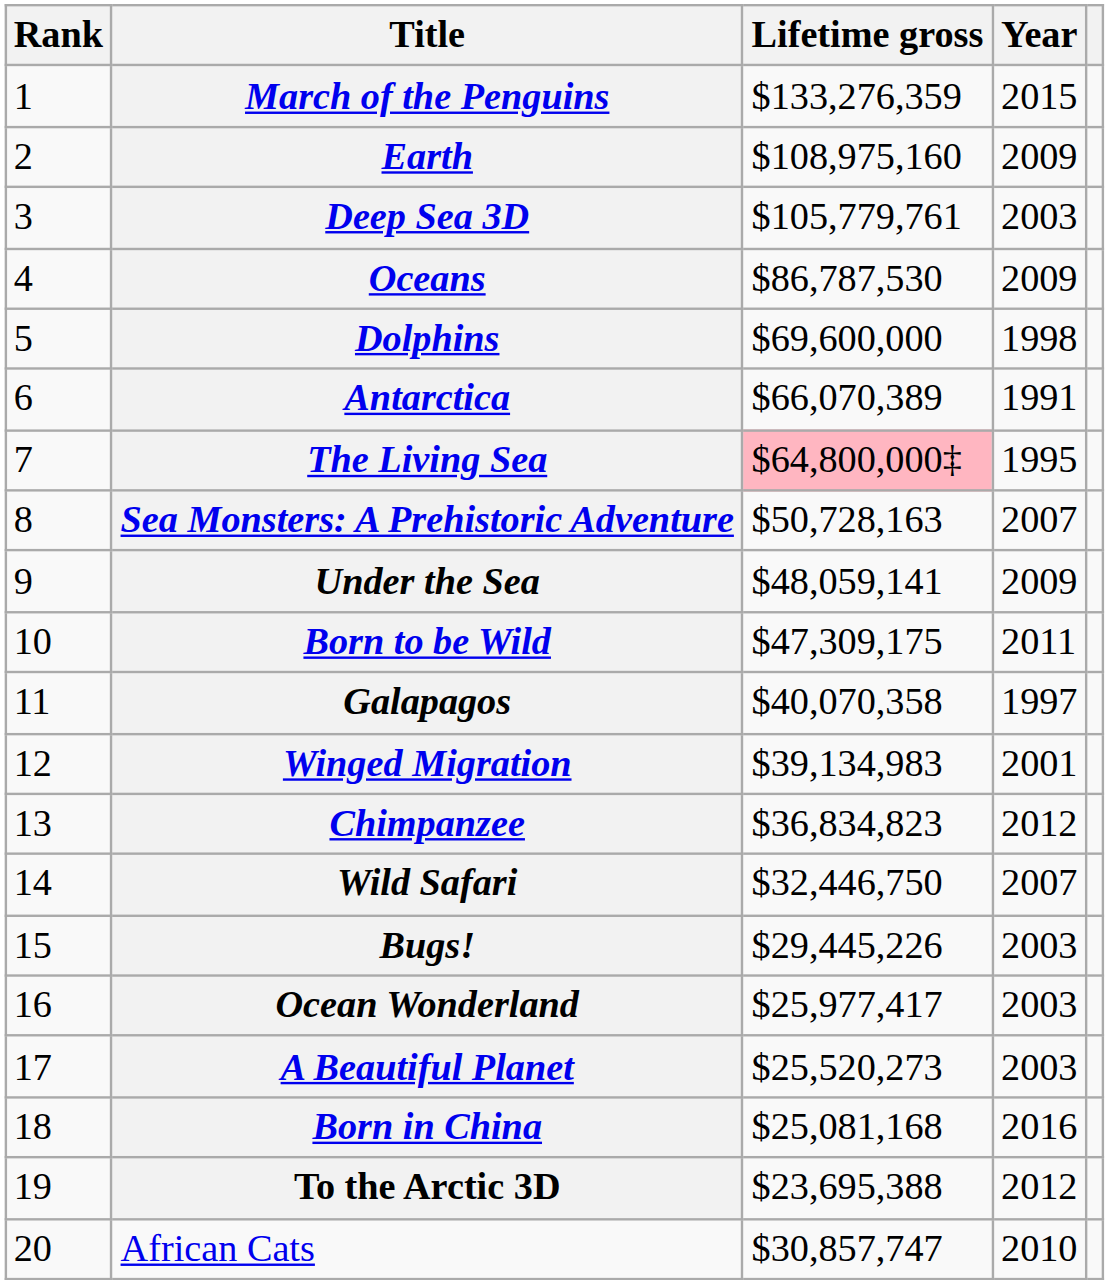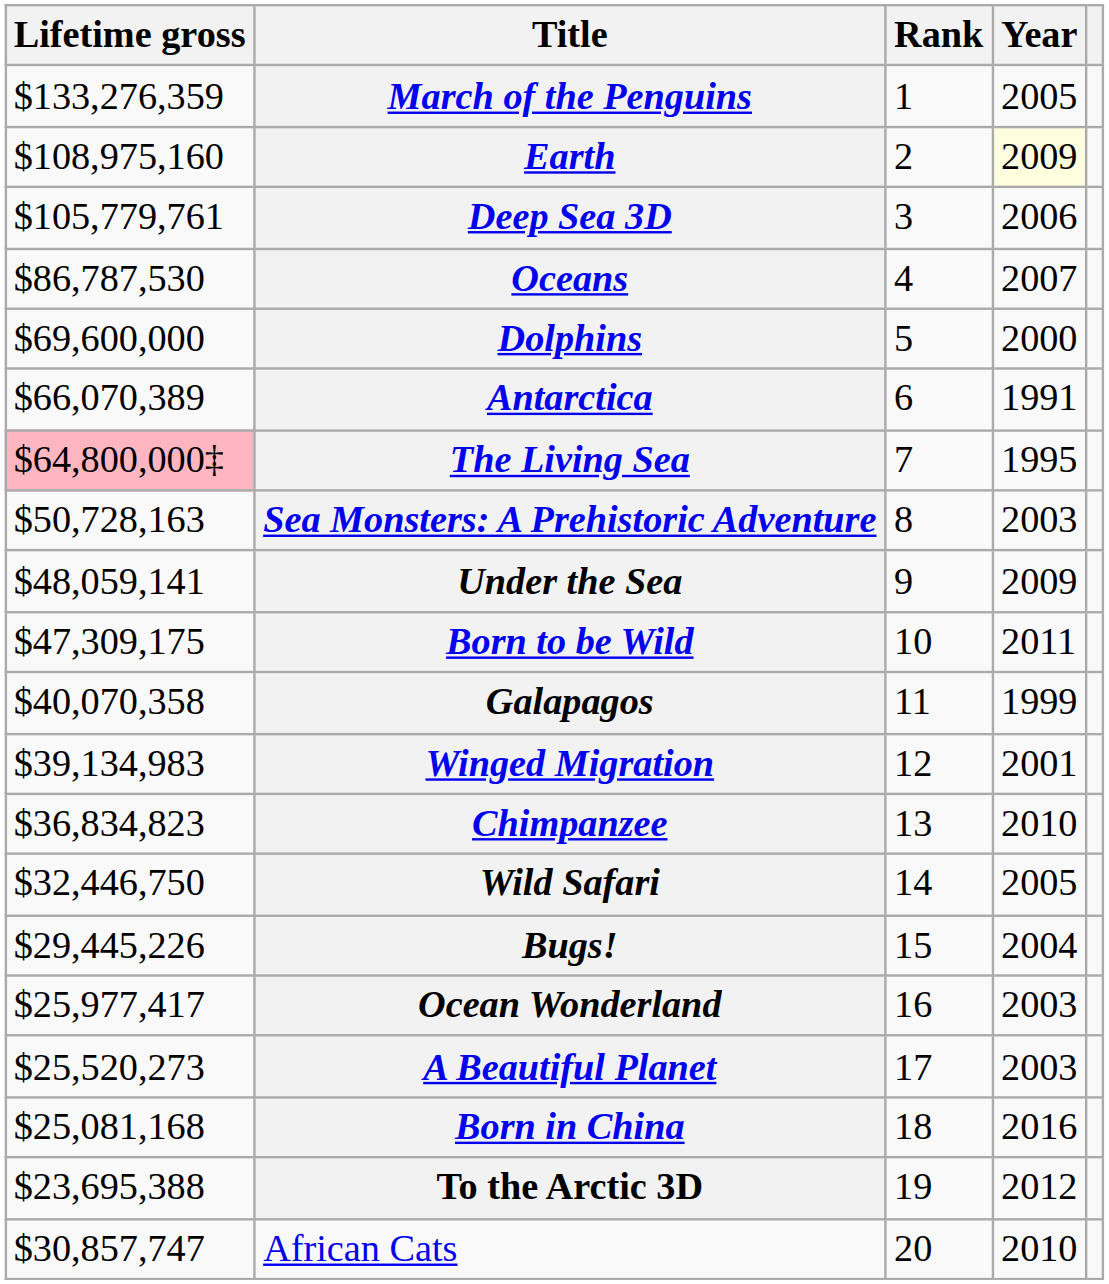columns swapped: (58, 34) <-> (867, 34)
(1039, 95) 2015 -> (1039, 95) 2005
(1039, 156) no background -> (1039, 156) lightyellow background
(1039, 216) 2003 -> (1039, 216) 2006
(1039, 277) 2009 -> (1039, 277) 2007
(1039, 338) 1998 -> (1039, 338) 2000
(1039, 519) 2007 -> (1039, 519) 2003
(1039, 701) 1997 -> (1039, 701) 1999
(1039, 823) 2012 -> (1039, 823) 2010
(1039, 883) 2007 -> (1039, 883) 2005
(1039, 944) 2003 -> (1039, 944) 2004
